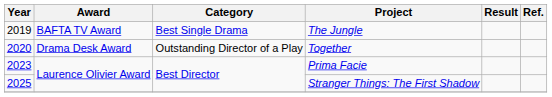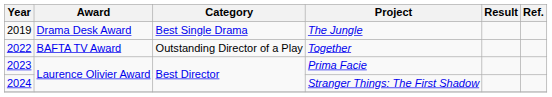(79, 30) BAFTA TV Award -> (84, 30) Drama Desk Award
(19, 48) 2020 -> (19, 48) 2022
(84, 48) Drama Desk Award -> (79, 48) BAFTA TV Award
(19, 83) 2025 -> (19, 83) 2024
